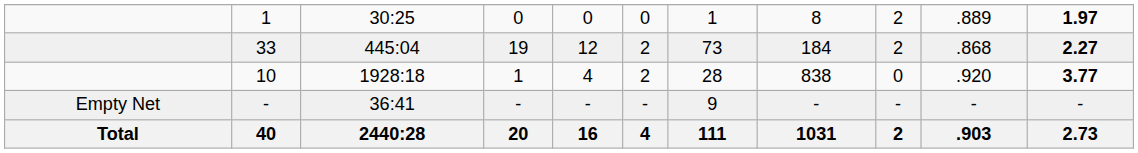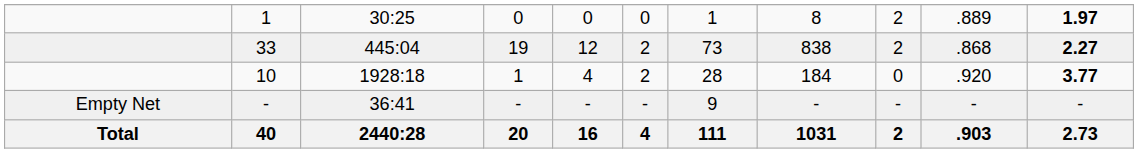(816, 47) 184 -> (816, 47) 838
(816, 76) 838 -> (816, 76) 184
